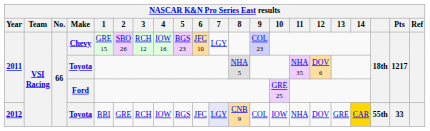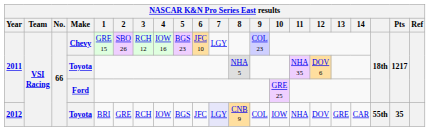(361, 114) gold background -> (361, 114) no background
(399, 114) 33 -> (399, 114) 35
